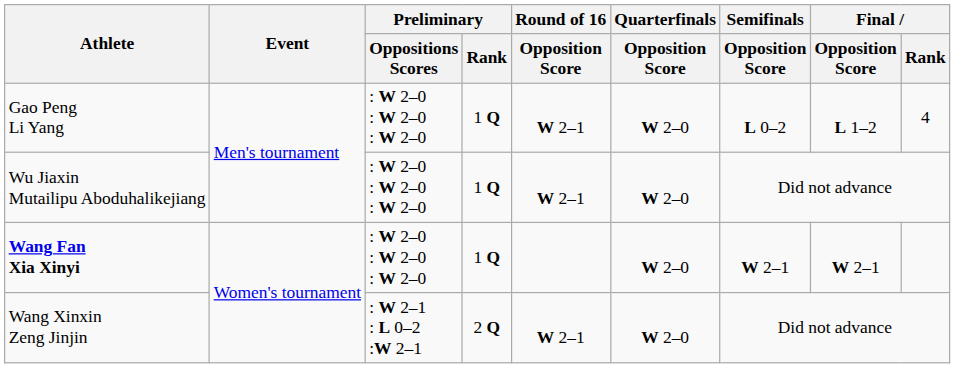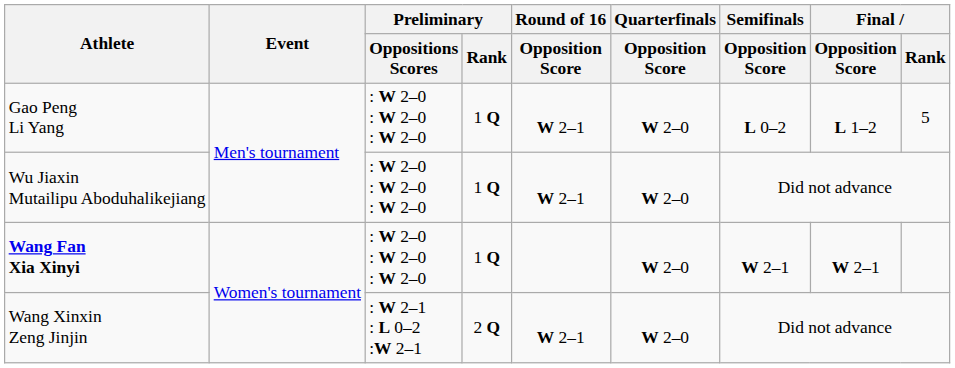(925, 117) 4 -> (925, 117) 5
